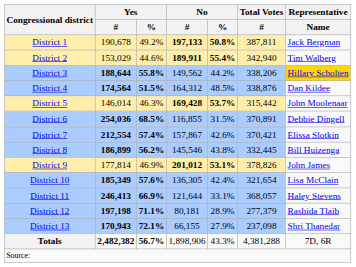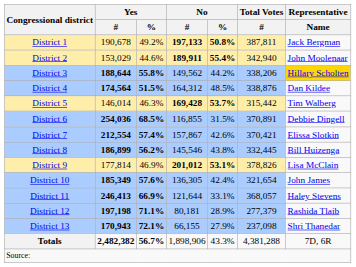(312, 58) Tim Walberg -> (318, 58) John Moolenaar
(318, 104) John Moolenaar -> (312, 104) Tim Walberg
(309, 165) John James -> (313, 165) Lisa McClain
(313, 180) Lisa McClain -> (309, 180) John James
